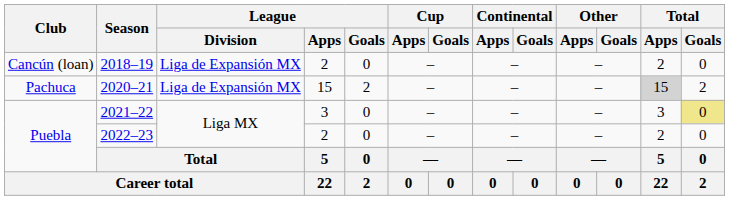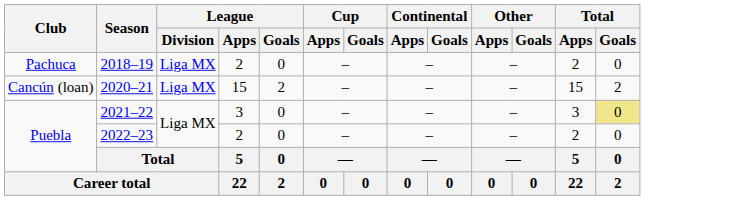(51, 64) Cancún (loan) -> (51, 64) Pachuca
(230, 64) Liga de Expansión MX -> (188, 64) Liga MX
(51, 87) Pachuca -> (51, 87) Cancún (loan)
(230, 87) Liga de Expansión MX -> (188, 87) Liga MX
(661, 87) lightgrey background -> (576, 87) no background
